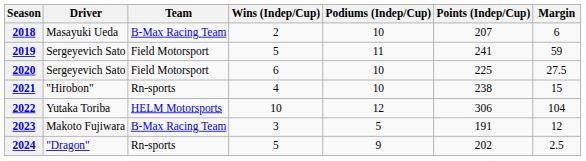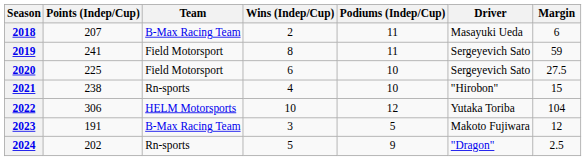columns swapped: (86, 13) <-> (483, 13)
(378, 32) 10 -> (393, 32) 11
(276, 51) 5 -> (290, 51) 8
